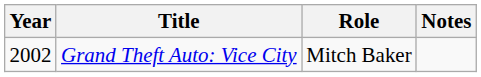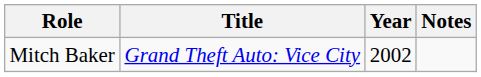columns swapped: (30, 21) <-> (359, 21)
